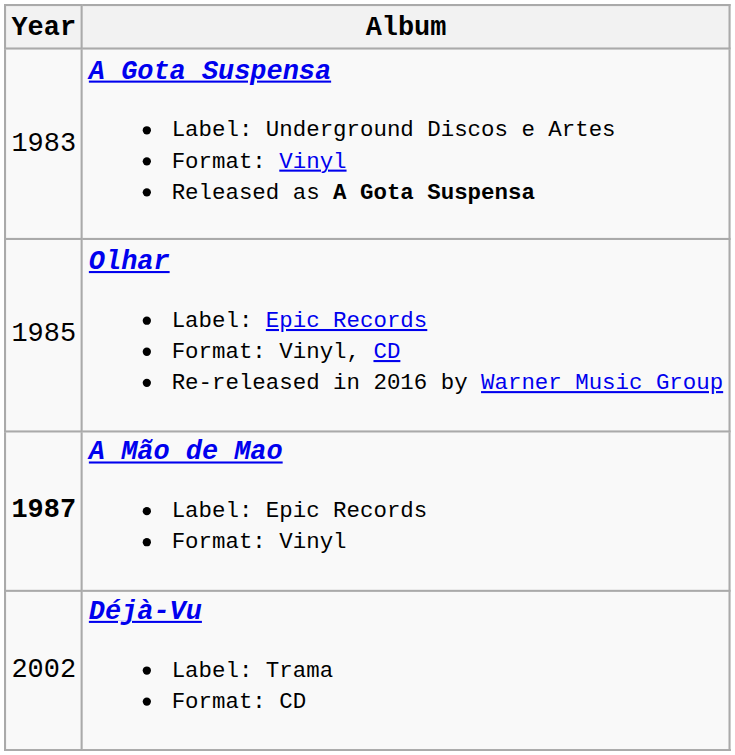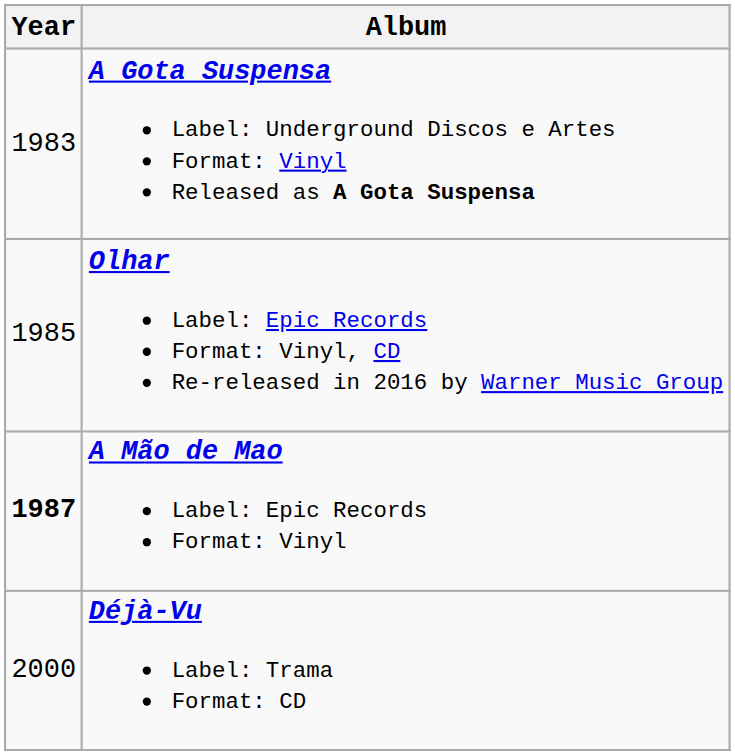(44, 670) 2002 -> (44, 670) 2000
